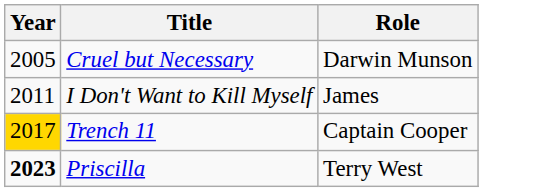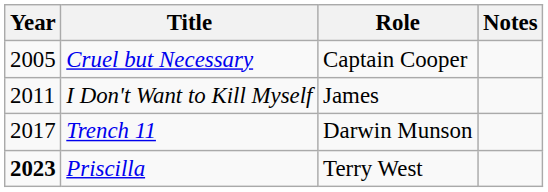+ column: (510, 22)
(398, 58) Darwin Munson -> (395, 58) Captain Cooper
(33, 131) gold background -> (33, 131) no background
(395, 131) Captain Cooper -> (398, 131) Darwin Munson
